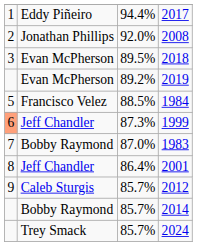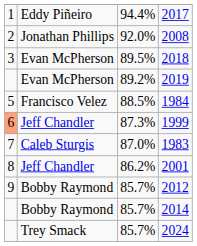(67, 144) Bobby Raymond -> (57, 144) Caleb Sturgis
(138, 166) 86.4% -> (138, 166) 86.2%
(57, 187) Caleb Sturgis -> (67, 187) Bobby Raymond
